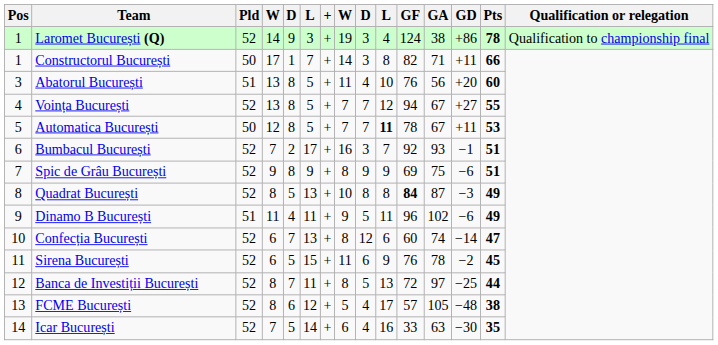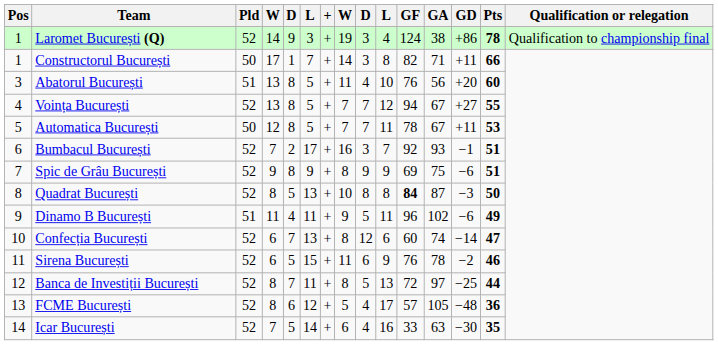(386, 127) bold -> (386, 127) normal
(493, 194) 49 -> (493, 194) 50
(493, 261) 45 -> (493, 261) 46
(493, 305) 38 -> (493, 305) 36
